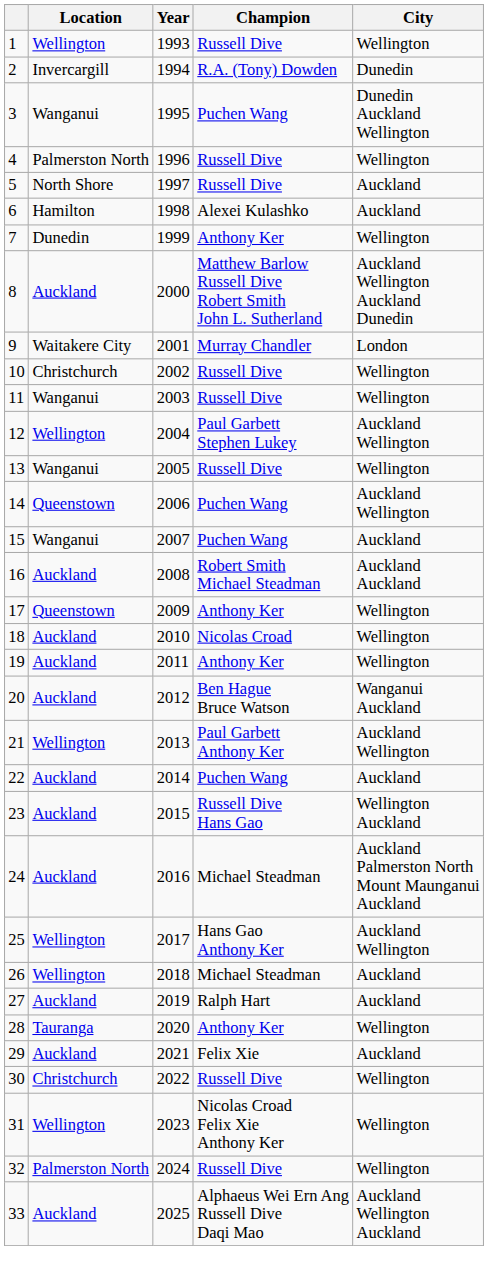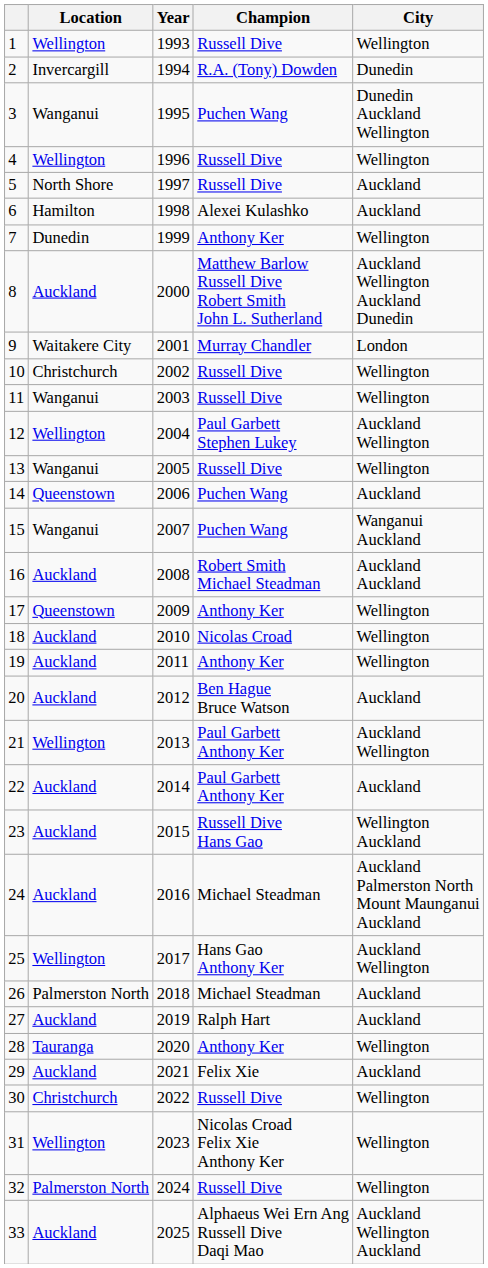(91, 159) Palmerston North -> (69, 159) Wellington
(393, 503) Auckland Wellington -> (389, 494) Auckland
(389, 539) Auckland -> (390, 530) Wanganui Auckland
(390, 697) Wanganui Auckland -> (389, 697) Auckland
(242, 777) Puchen Wang -> (241, 787) Paul Garbett Anthony Ker
(69, 975) Wellington -> (91, 993) Palmerston North
